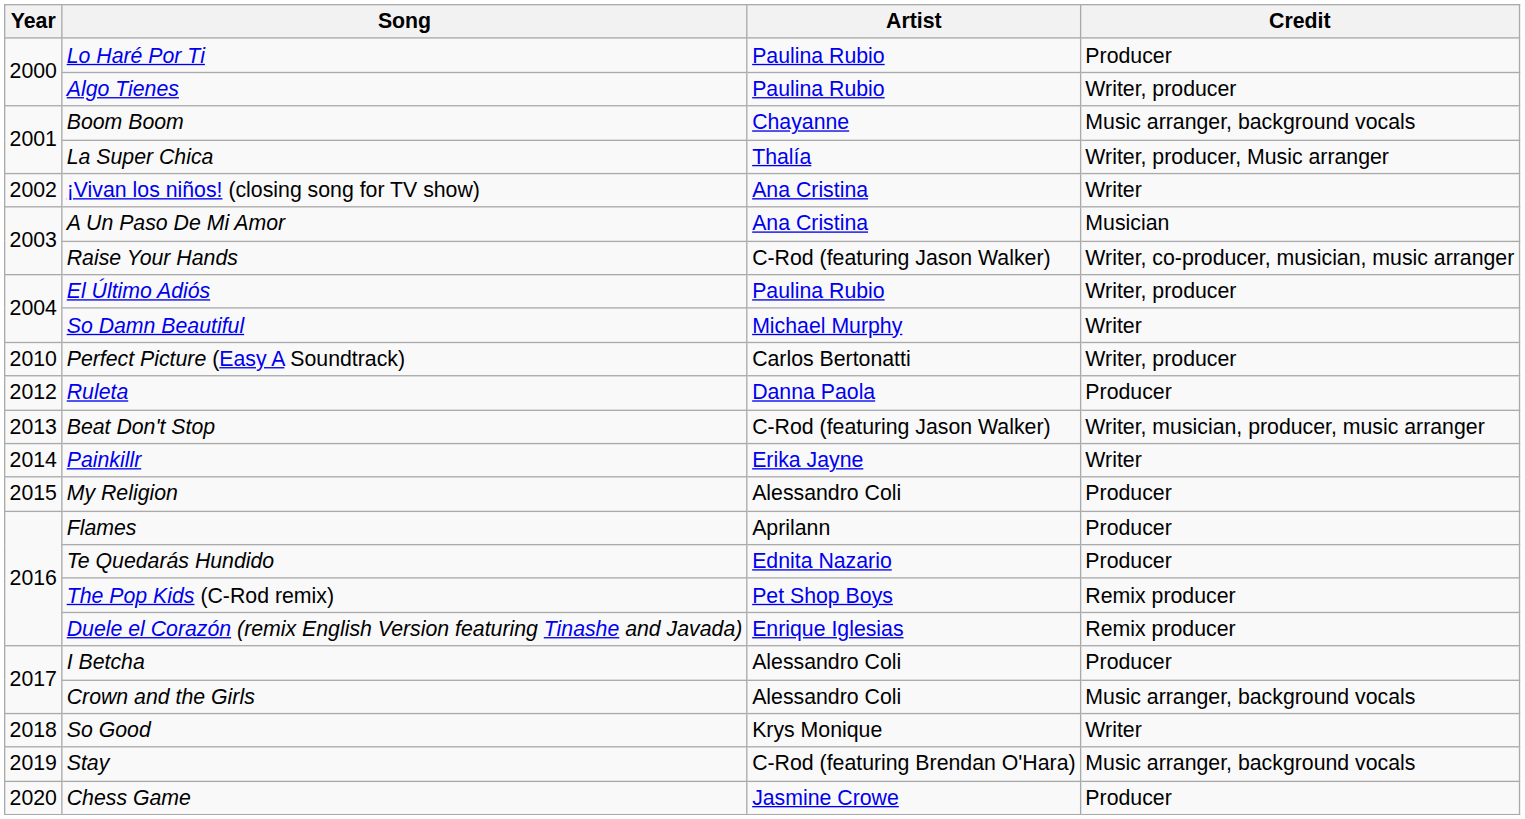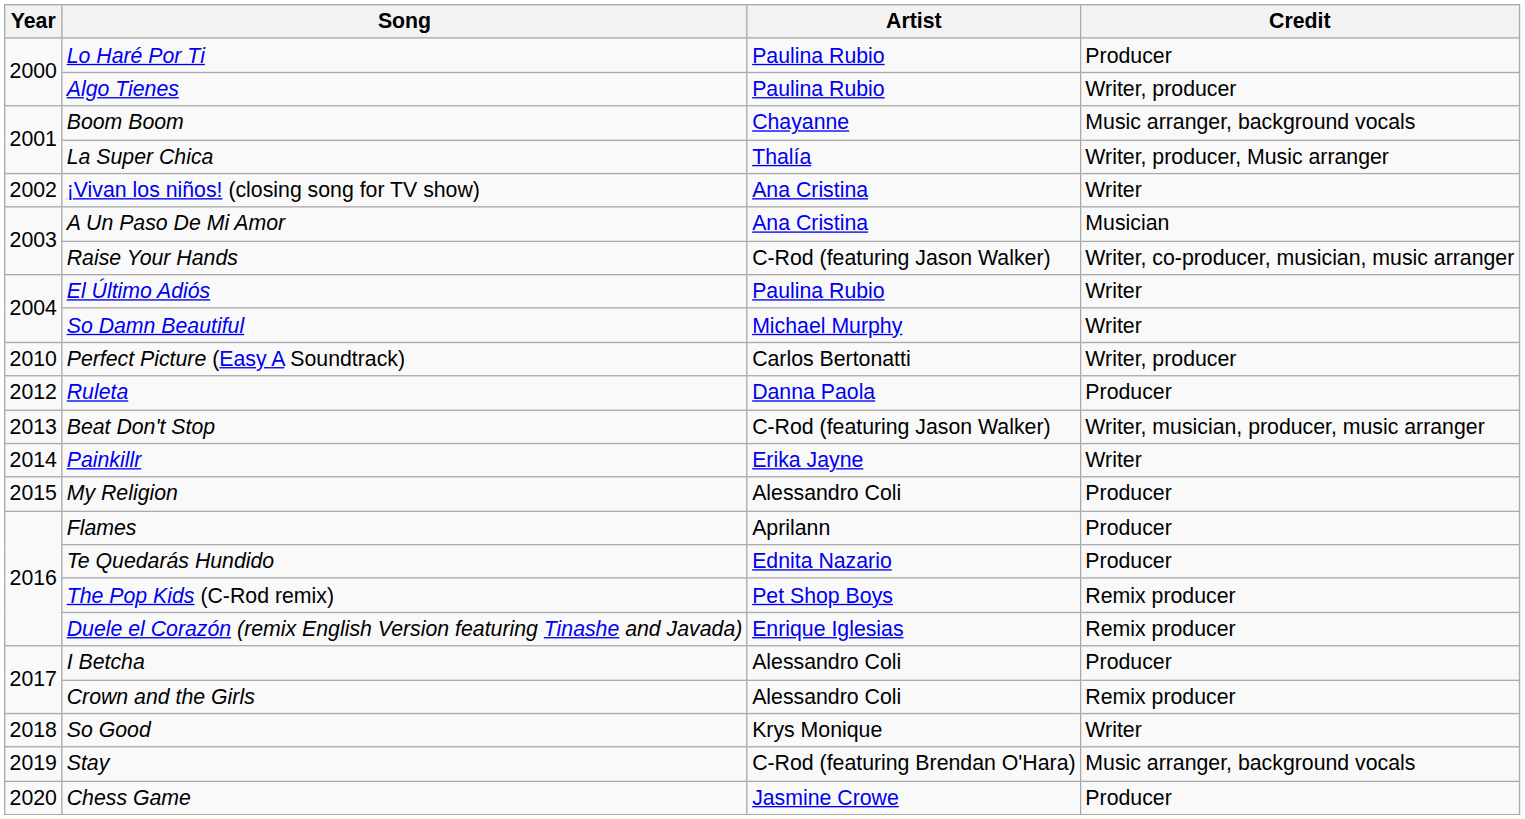(1161, 291) Writer, producer -> (1114, 291) Writer
(1250, 696) Music arranger, background vocals -> (1160, 696) Remix producer
